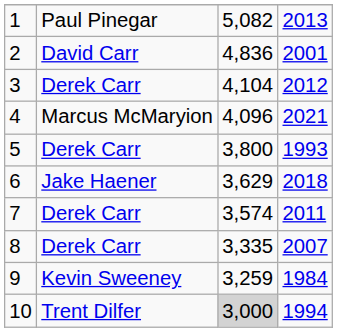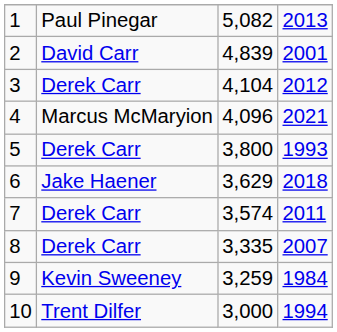(248, 52) 4,836 -> (248, 52) 4,839
(248, 310) lightgrey background -> (248, 310) no background
